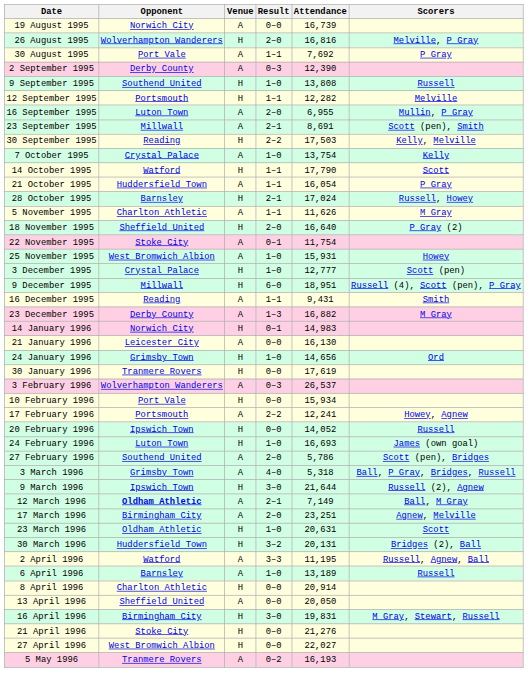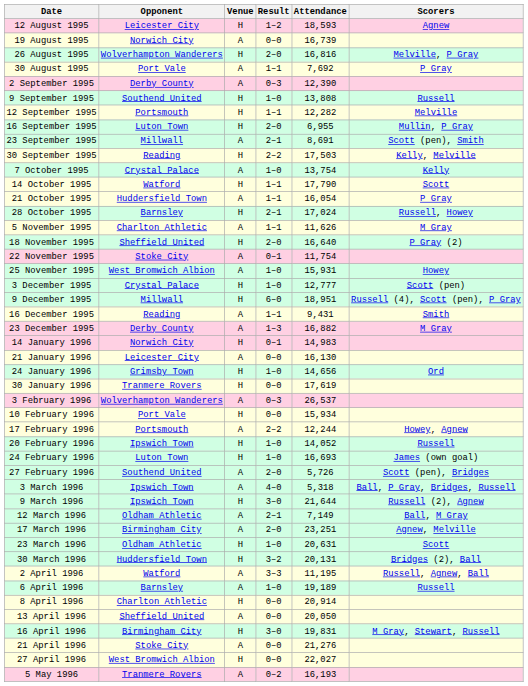+ row: (52, 26)
(240, 112) A -> (240, 127) H
(320, 415) 12,241 -> (320, 429) 12,244
(274, 429) 0–0 -> (274, 444) 1–0
(320, 458) 5,786 -> (320, 473) 5,726
(162, 473) Grimsby Town -> (162, 487) Ipswich Town
(162, 501) bold -> (162, 516) normal
(320, 573) 13,189 -> (320, 588) 19,189
(240, 631) H -> (240, 645) A
